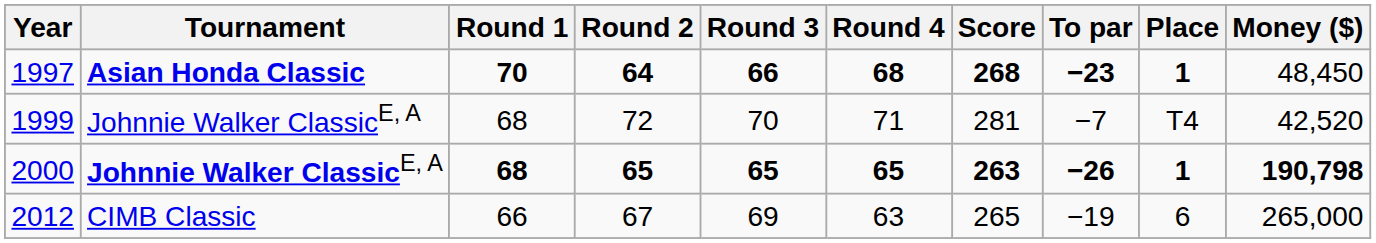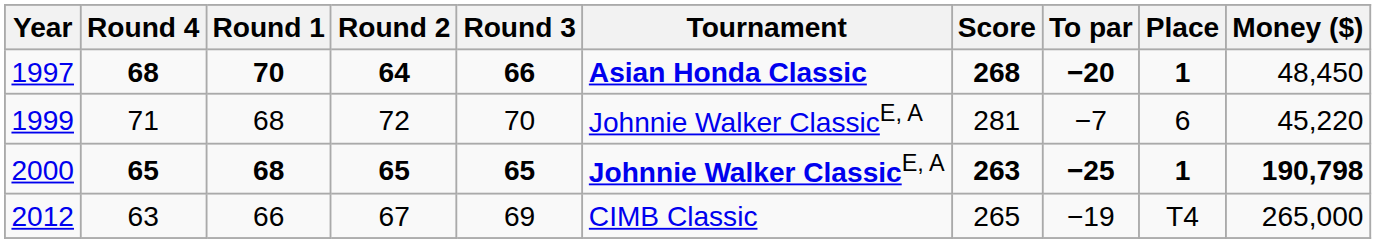columns swapped: (265, 27) <-> (888, 27)
(1091, 72) −23 -> (1091, 72) −20
(1182, 119) T4 -> (1182, 119) 6
(1320, 119) 42,520 -> (1320, 119) 45,220
(1091, 169) −26 -> (1091, 169) −25
(1182, 217) 6 -> (1182, 217) T4
